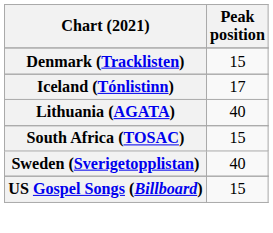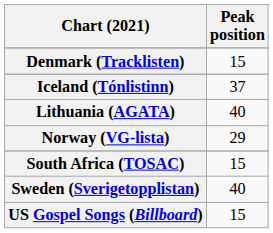(237, 86) 17 -> (237, 86) 37
+ row: (105, 138)
